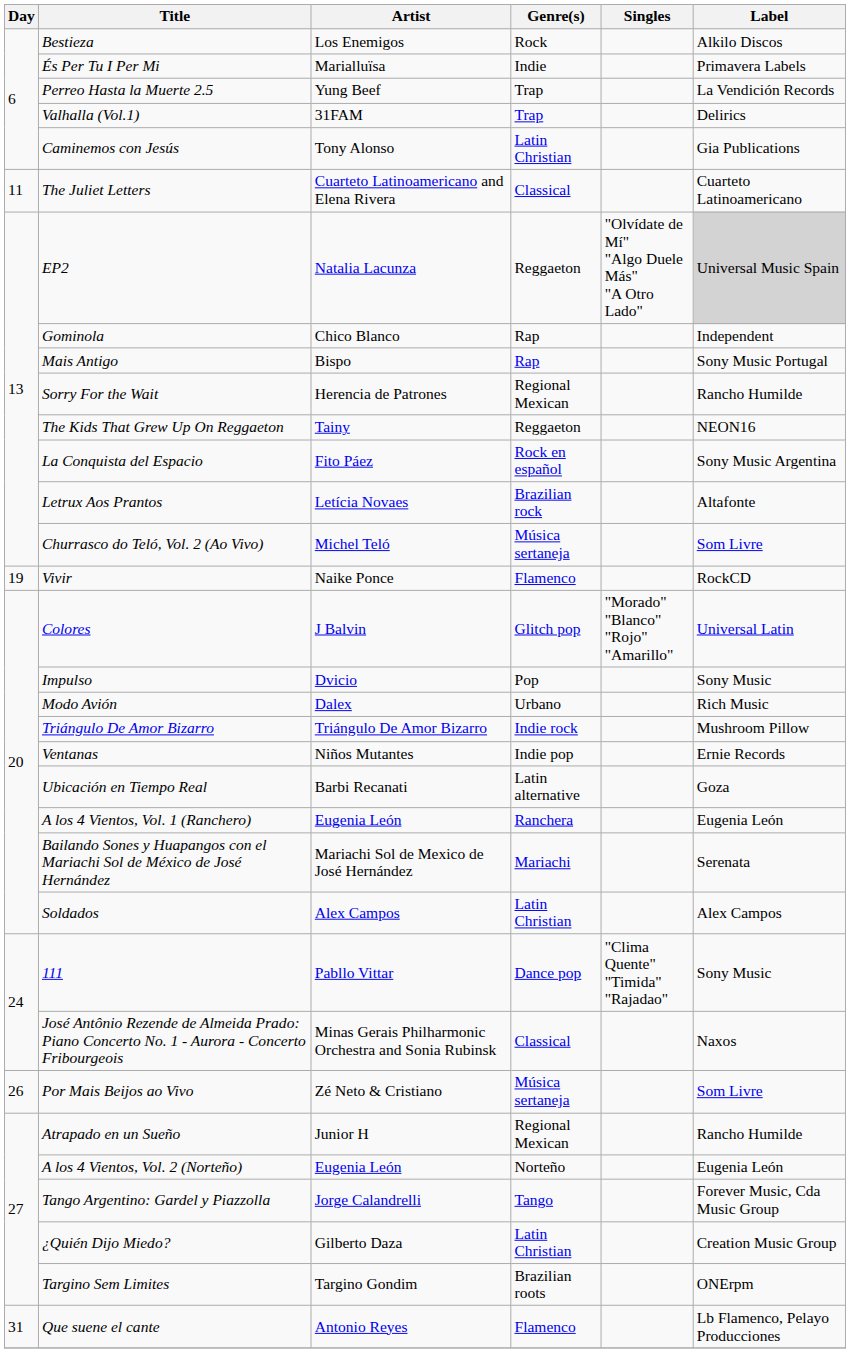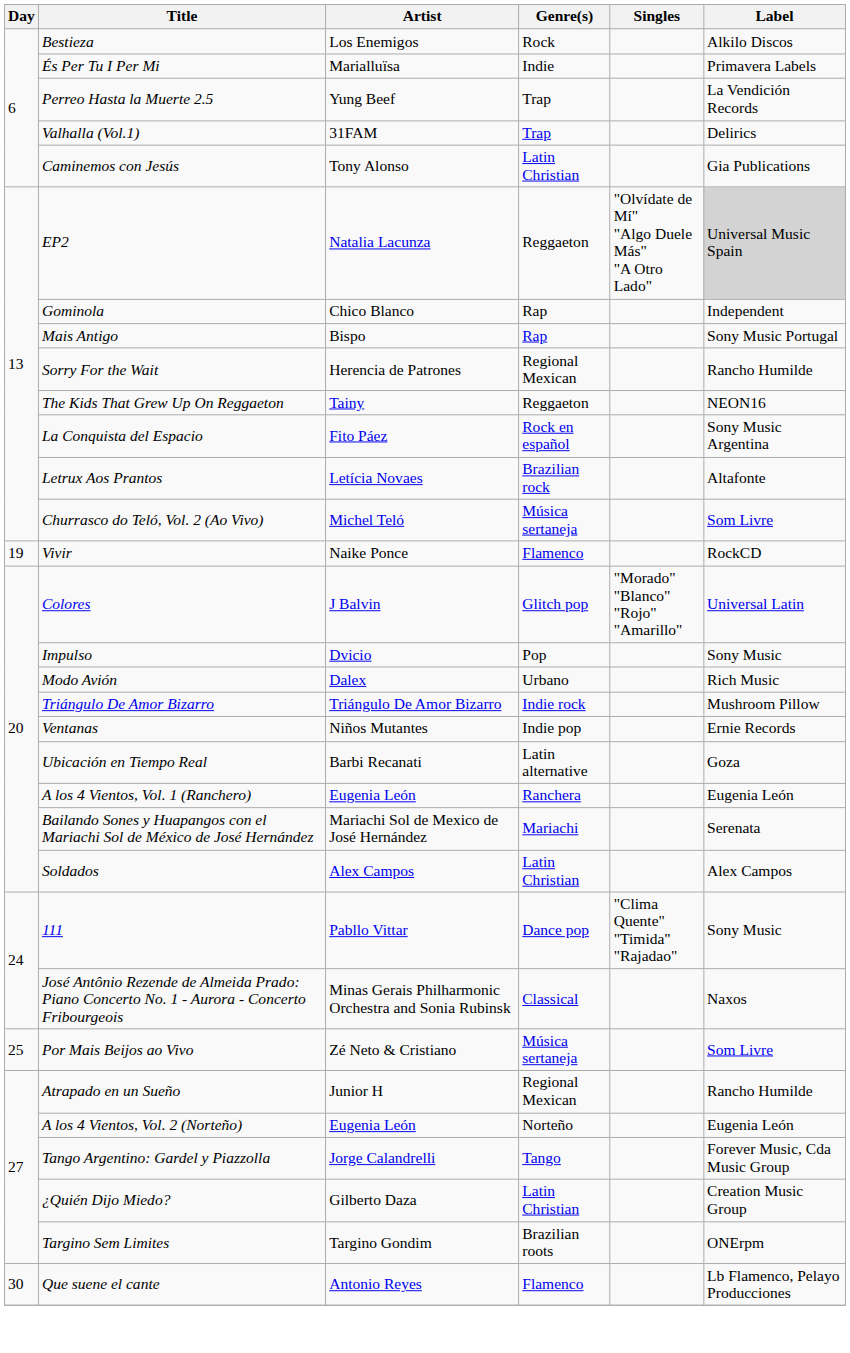- row: (96, 190)
(16, 1091) 26 -> (16, 1049) 25
(16, 1326) 31 -> (16, 1284) 30
